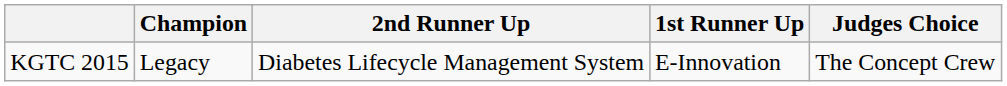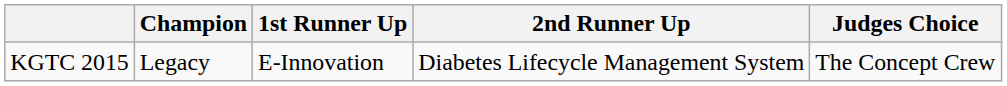columns swapped: (730, 23) <-> (451, 23)
